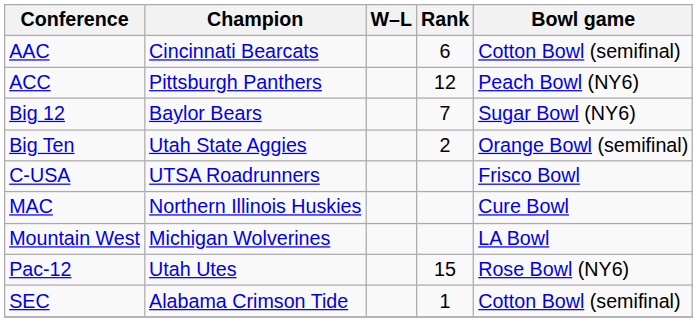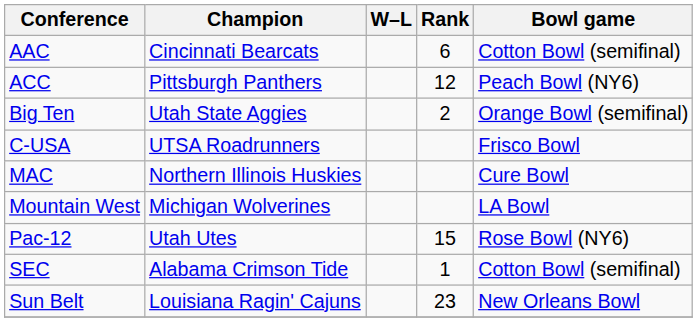- row: (37, 113)
+ row: (46, 301)
